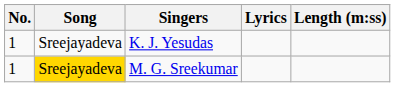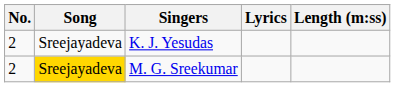(12, 43) 1 -> (12, 43) 2
(12, 69) 1 -> (12, 69) 2
